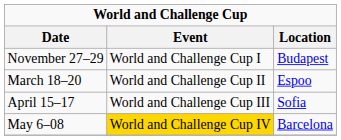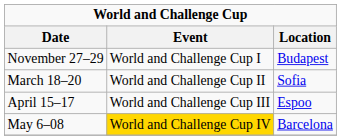(294, 80) Espoo -> (292, 80) Sofia
(292, 102) Sofia -> (294, 102) Espoo
